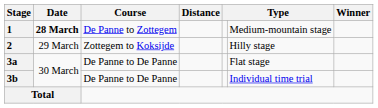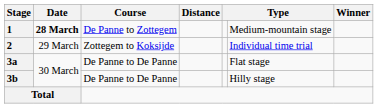(252, 45) Hilly stage -> (271, 45) Individual time trial
(271, 78) Individual time trial -> (252, 78) Hilly stage
